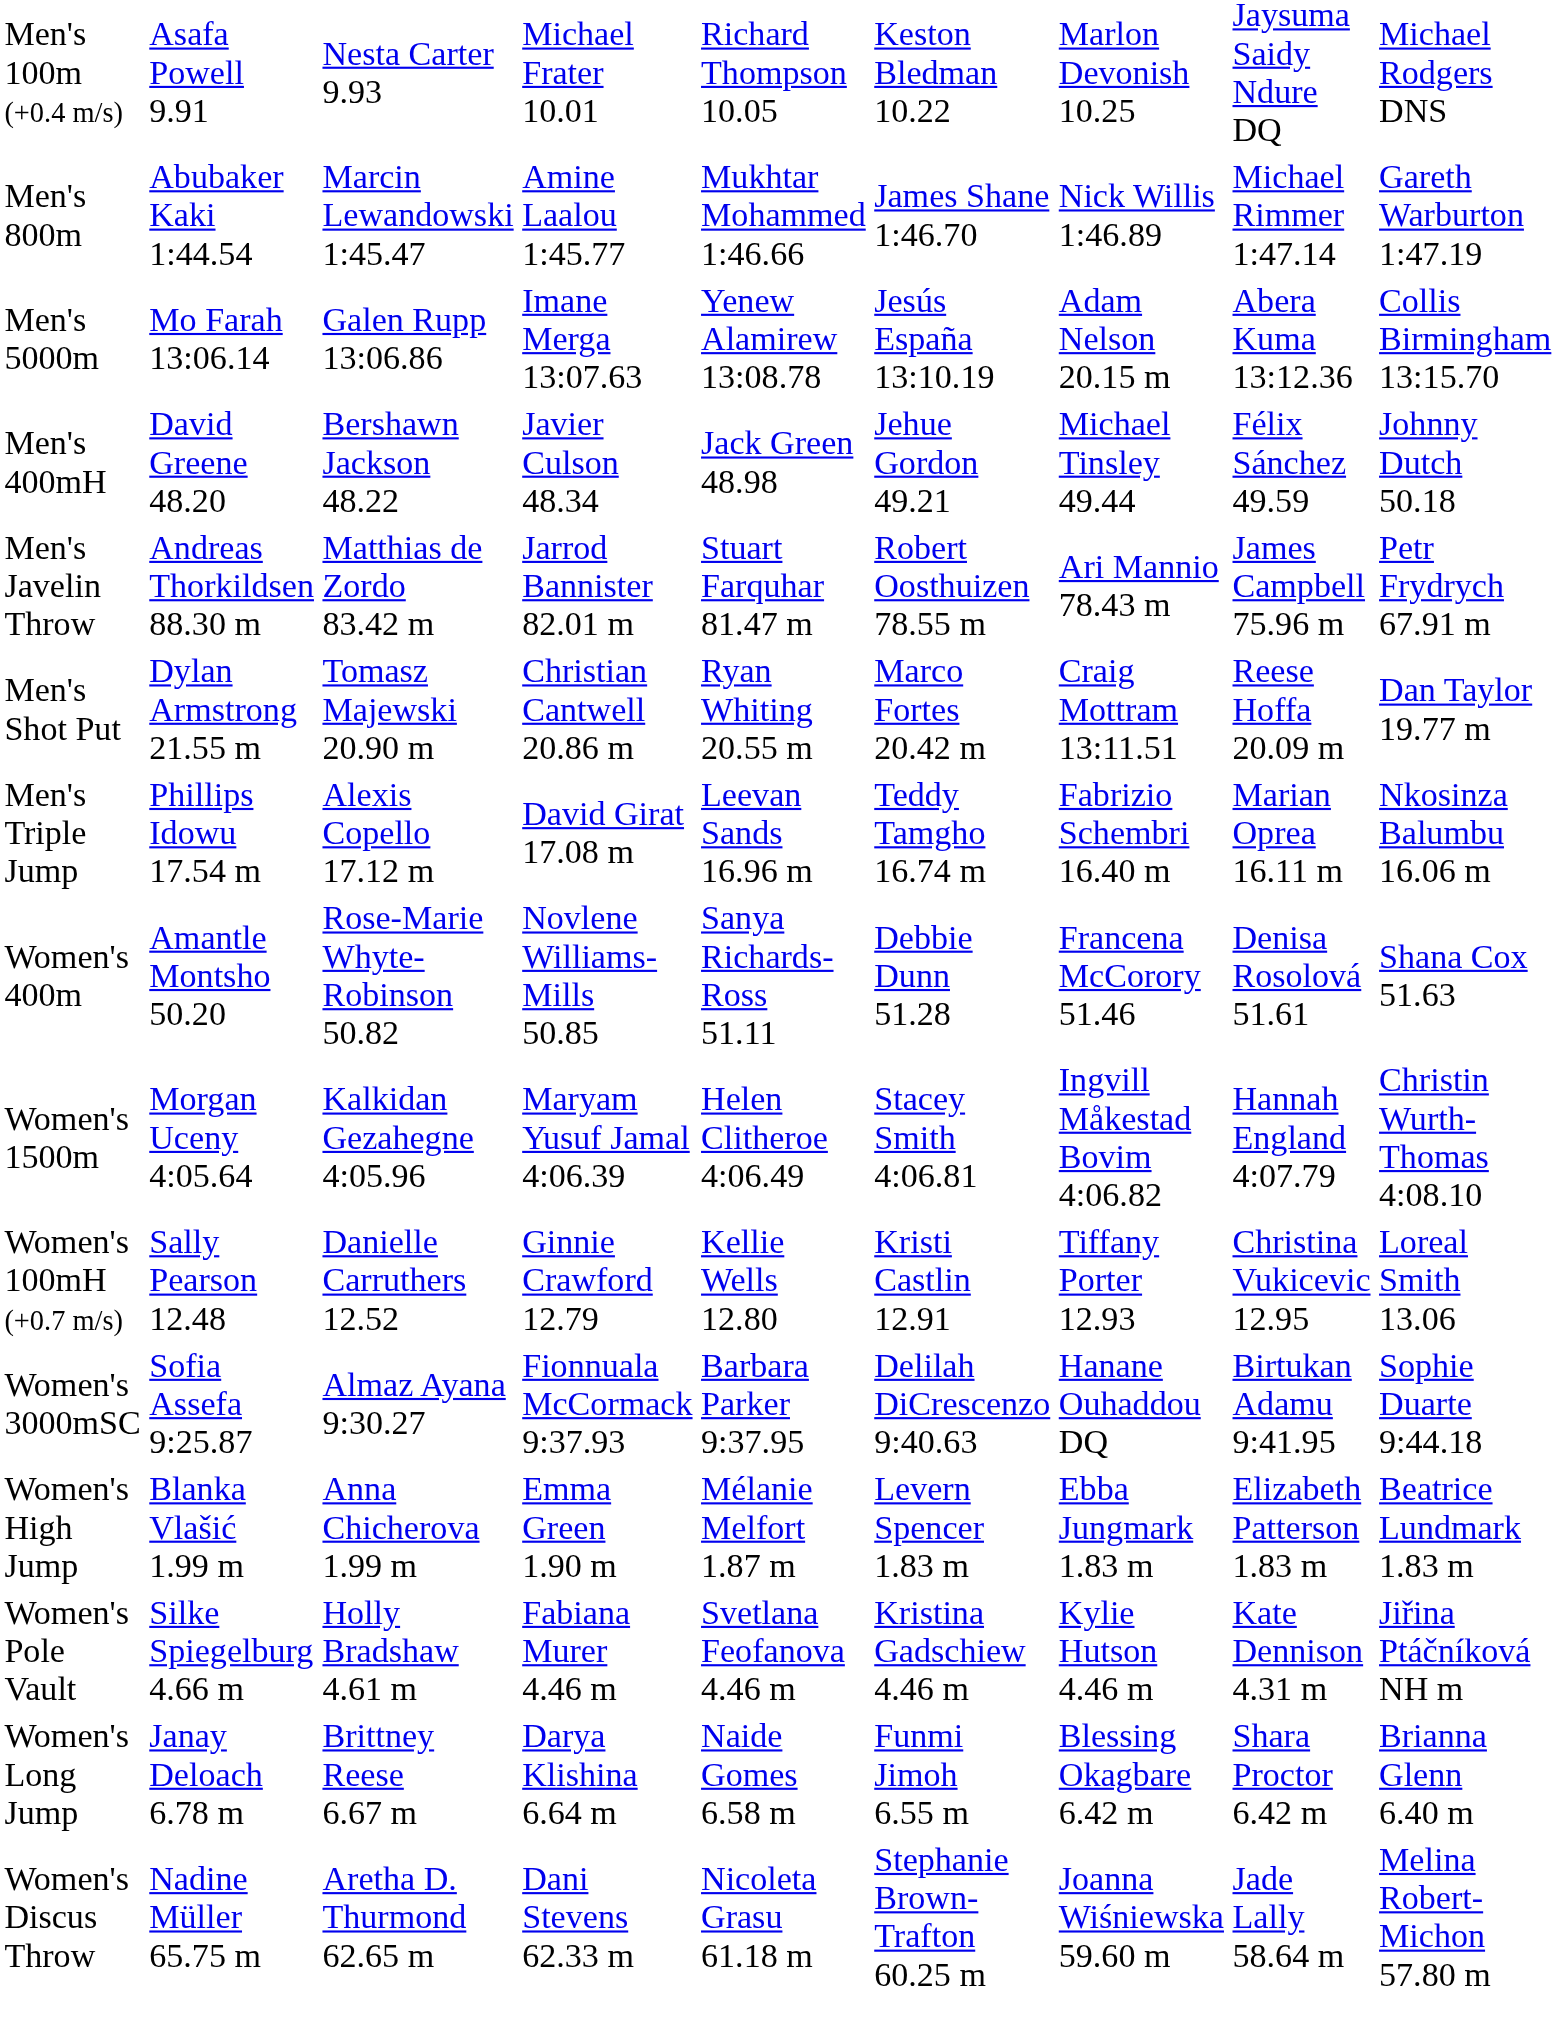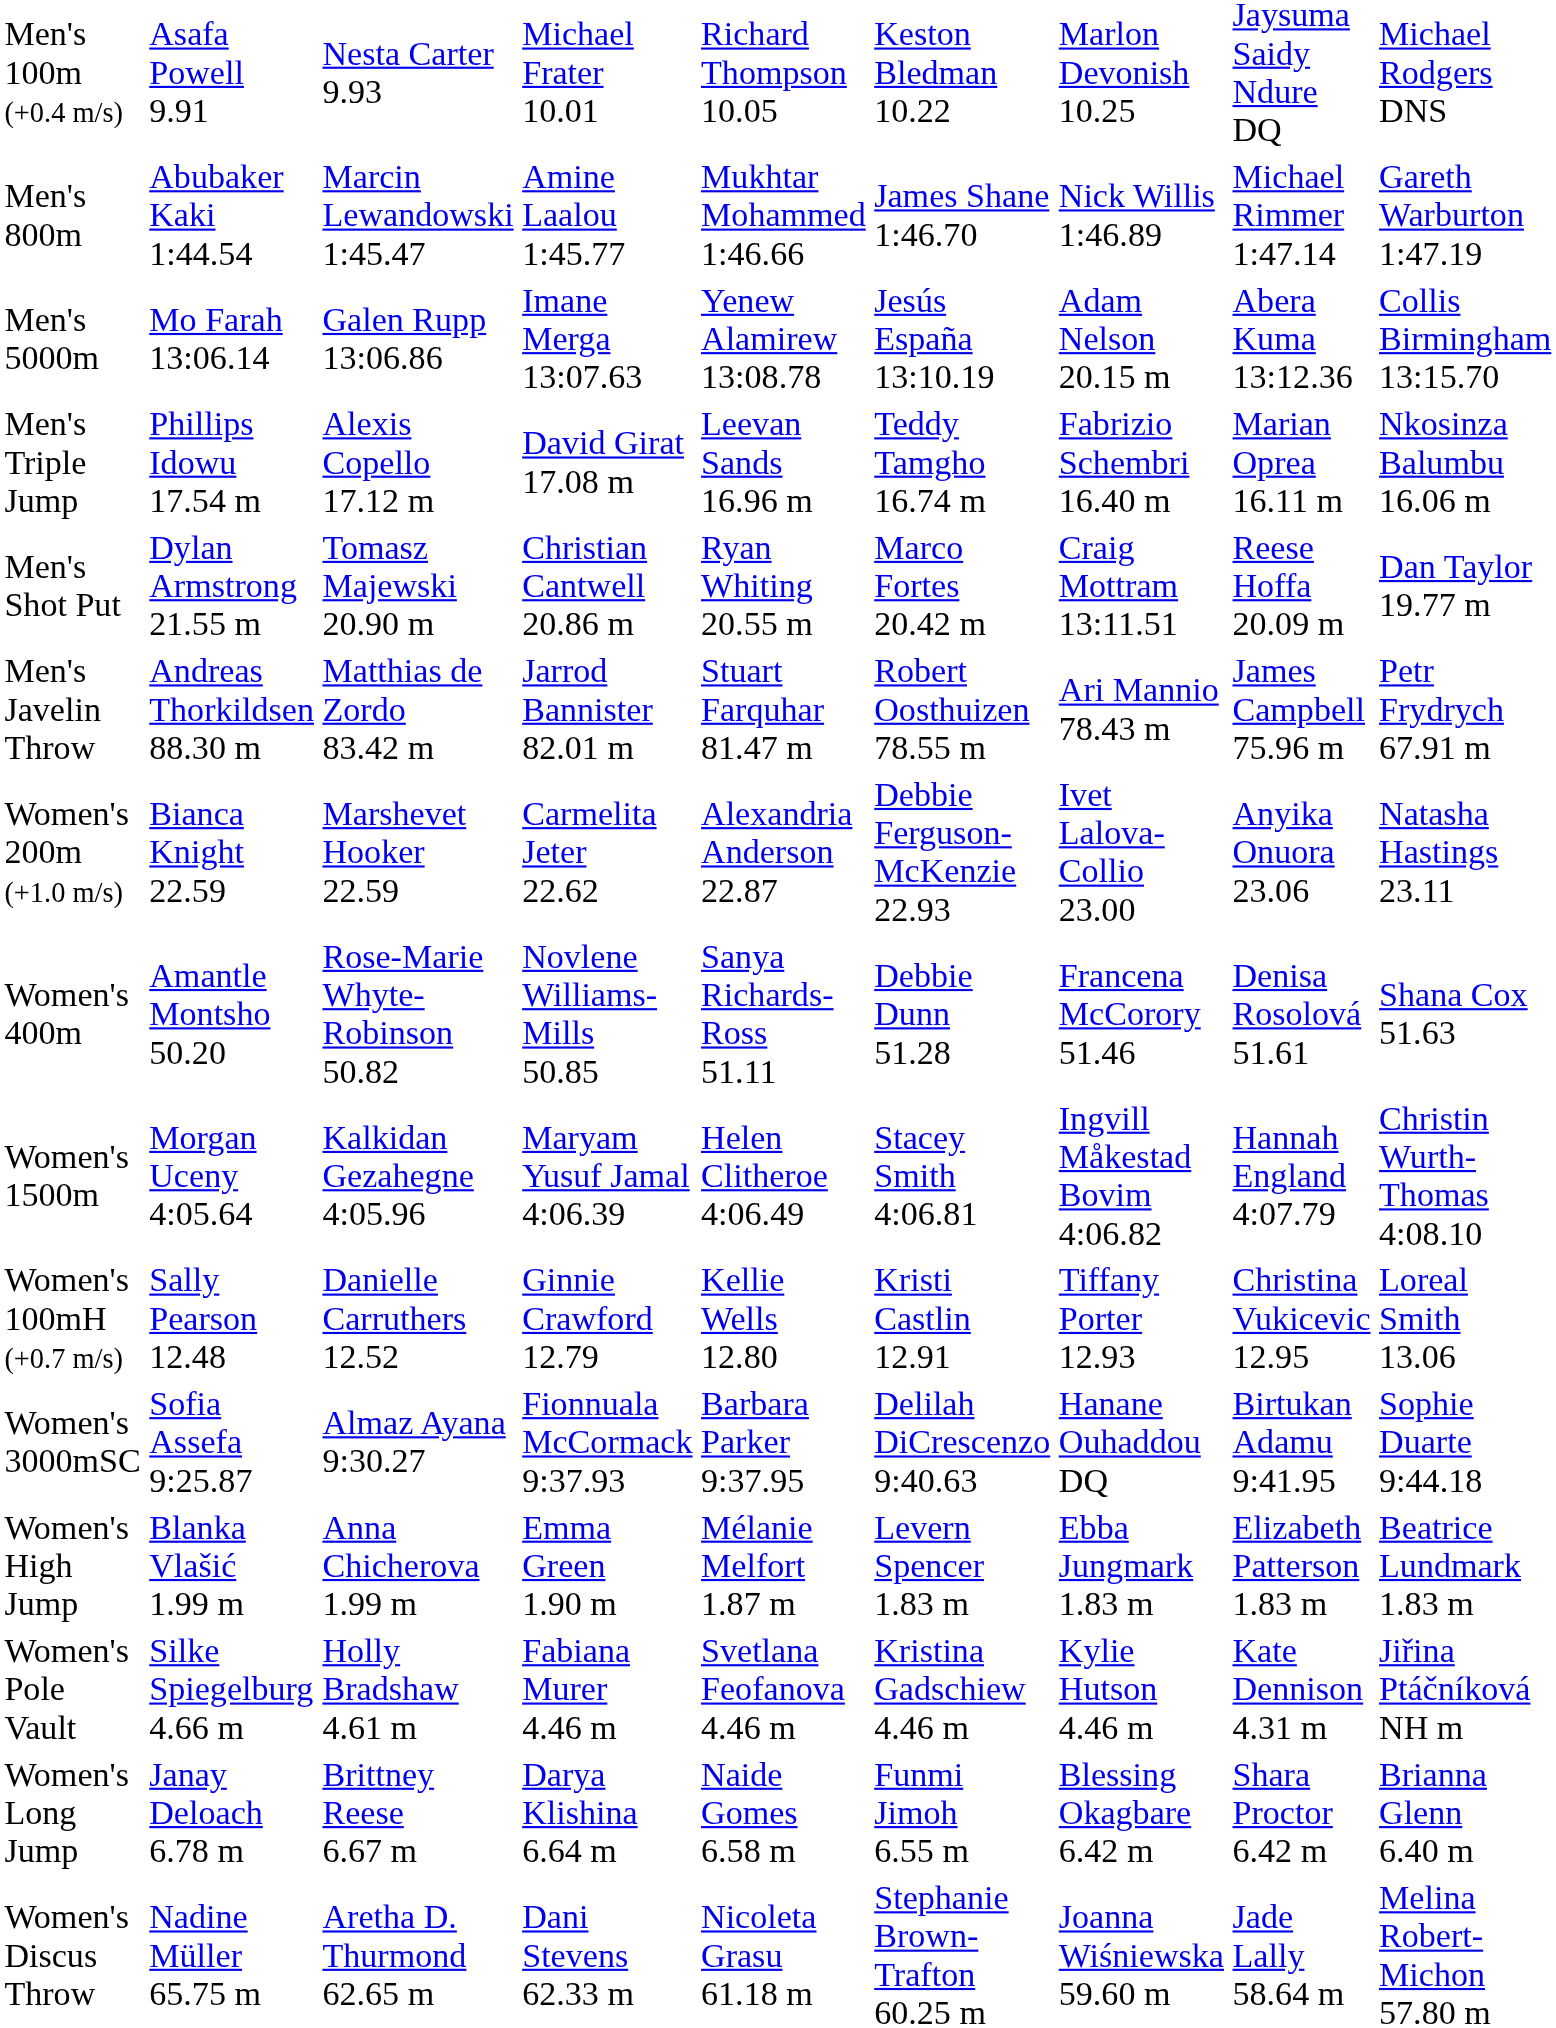- row: (56, 462)
rows swapped: (45, 832) <-> (53, 585)
+ row: (67, 852)
